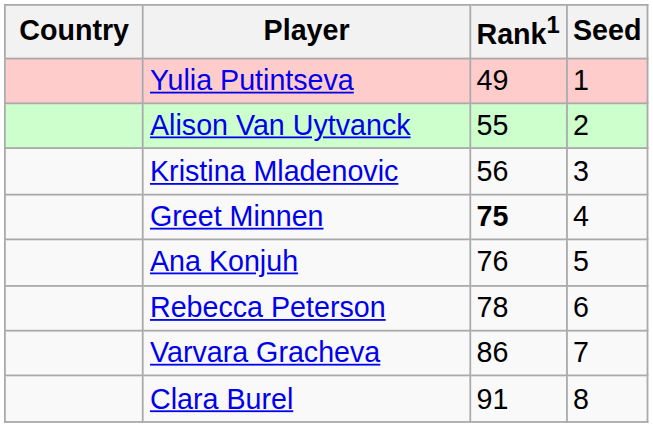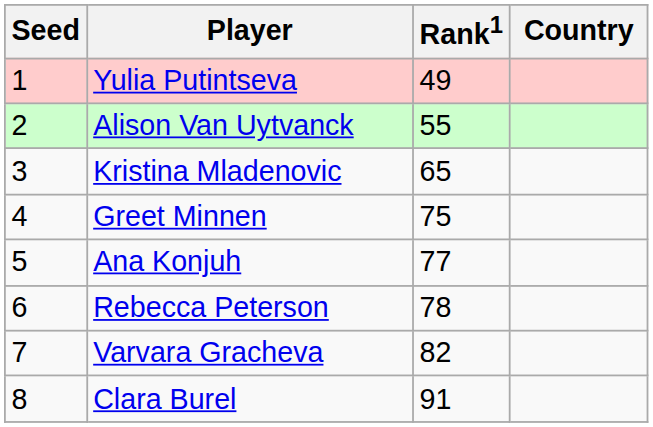columns swapped: (74, 31) <-> (607, 31)
(492, 171) 56 -> (436, 171) 65
(492, 216) bold -> (436, 216) normal
(492, 262) 76 -> (436, 262) 77
(492, 352) 86 -> (436, 352) 82
